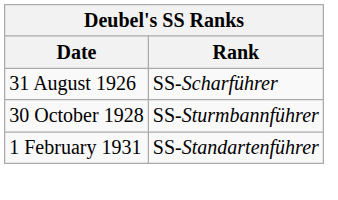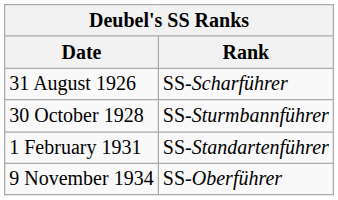+ row: (81, 178)
